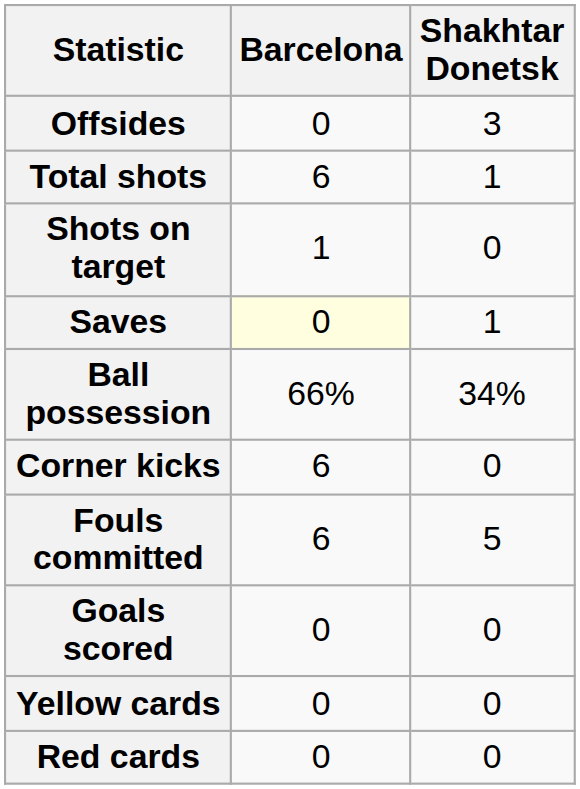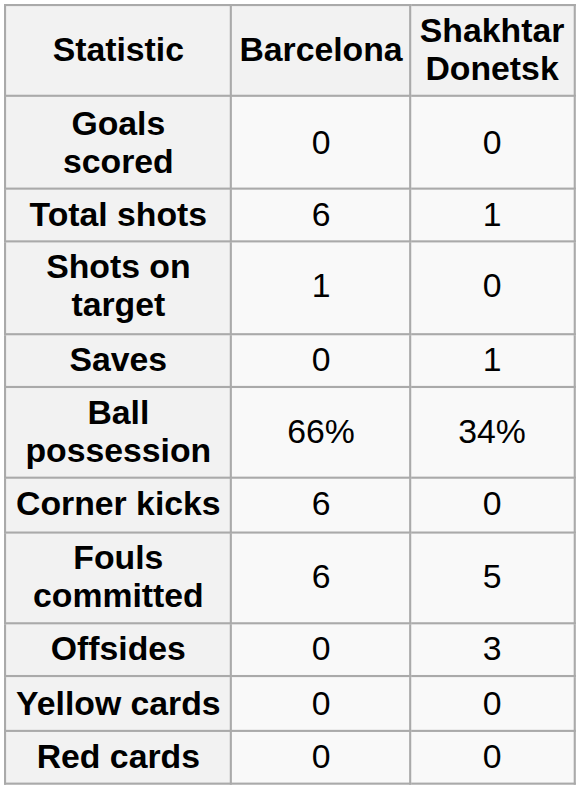rows swapped: (118, 630) <-> (118, 122)
(321, 321) lightyellow background -> (321, 359) no background
